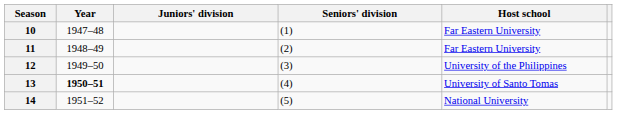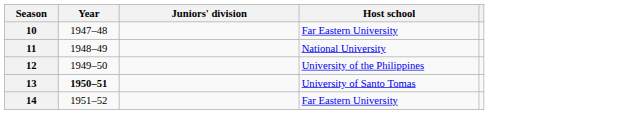- column: (360, 13)
(492, 48) Far Eastern University -> (344, 48) National University
(486, 101) National University -> (350, 101) Far Eastern University
